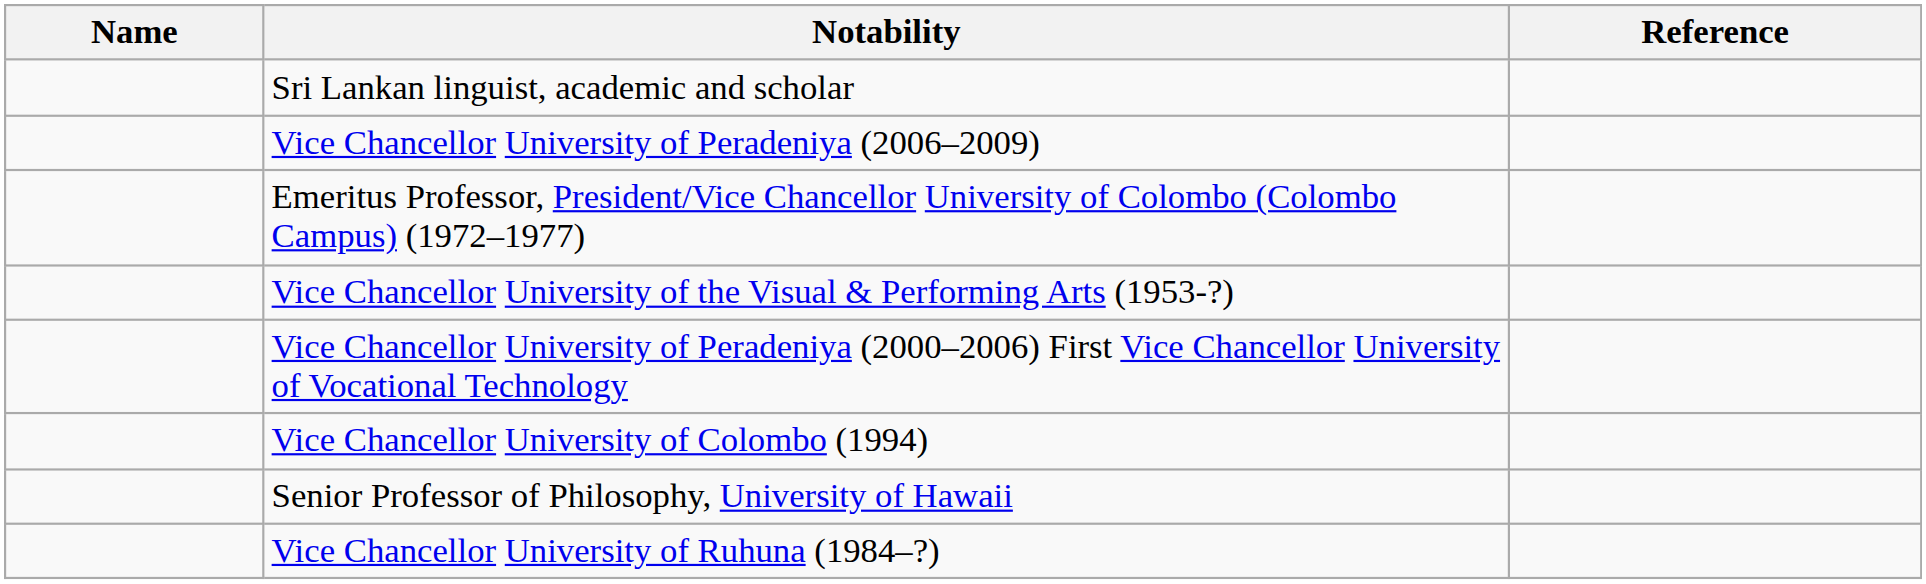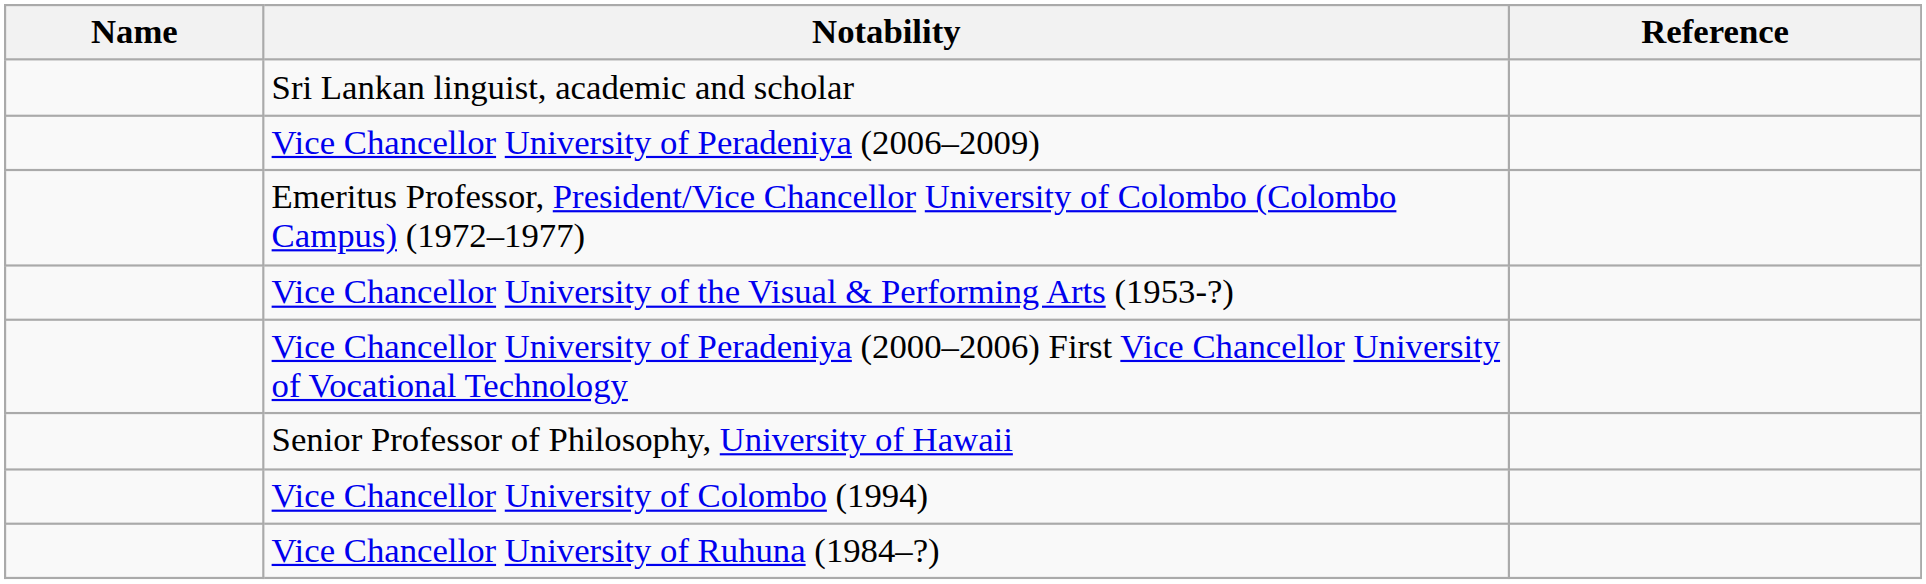rows swapped: (642, 495) <-> (600, 440)
